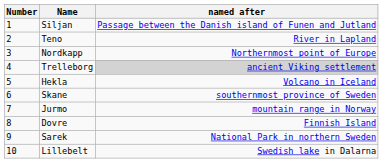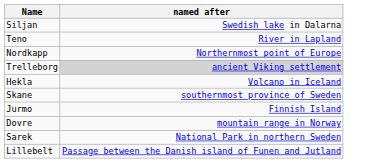- column: (22, 11)
(237, 25) Passage between the Danish island of Funen and Jutland -> (282, 25) Swedish lake in Dalarna
(314, 109) mountain range in Norway -> (305, 109) Finnish Island
(340, 123) Finnish Island -> (279, 123) mountain range in Norway
(317, 151) Swedish lake in Dalarna -> (202, 151) Passage between the Danish island of Funen and Jutland
